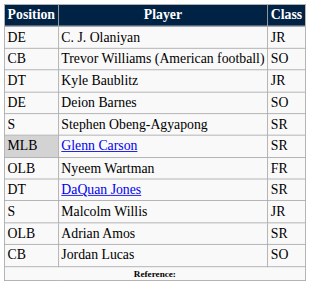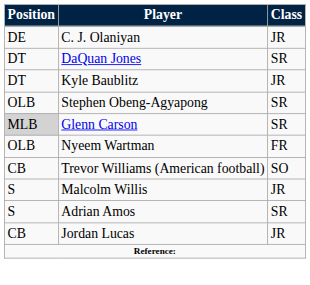rows swapped: (101, 189) <-> (163, 59)
- row: (99, 102)
(11, 124) S -> (21, 102) OLB
(21, 233) OLB -> (11, 211) S
(280, 255) SO -> (278, 233) JR
